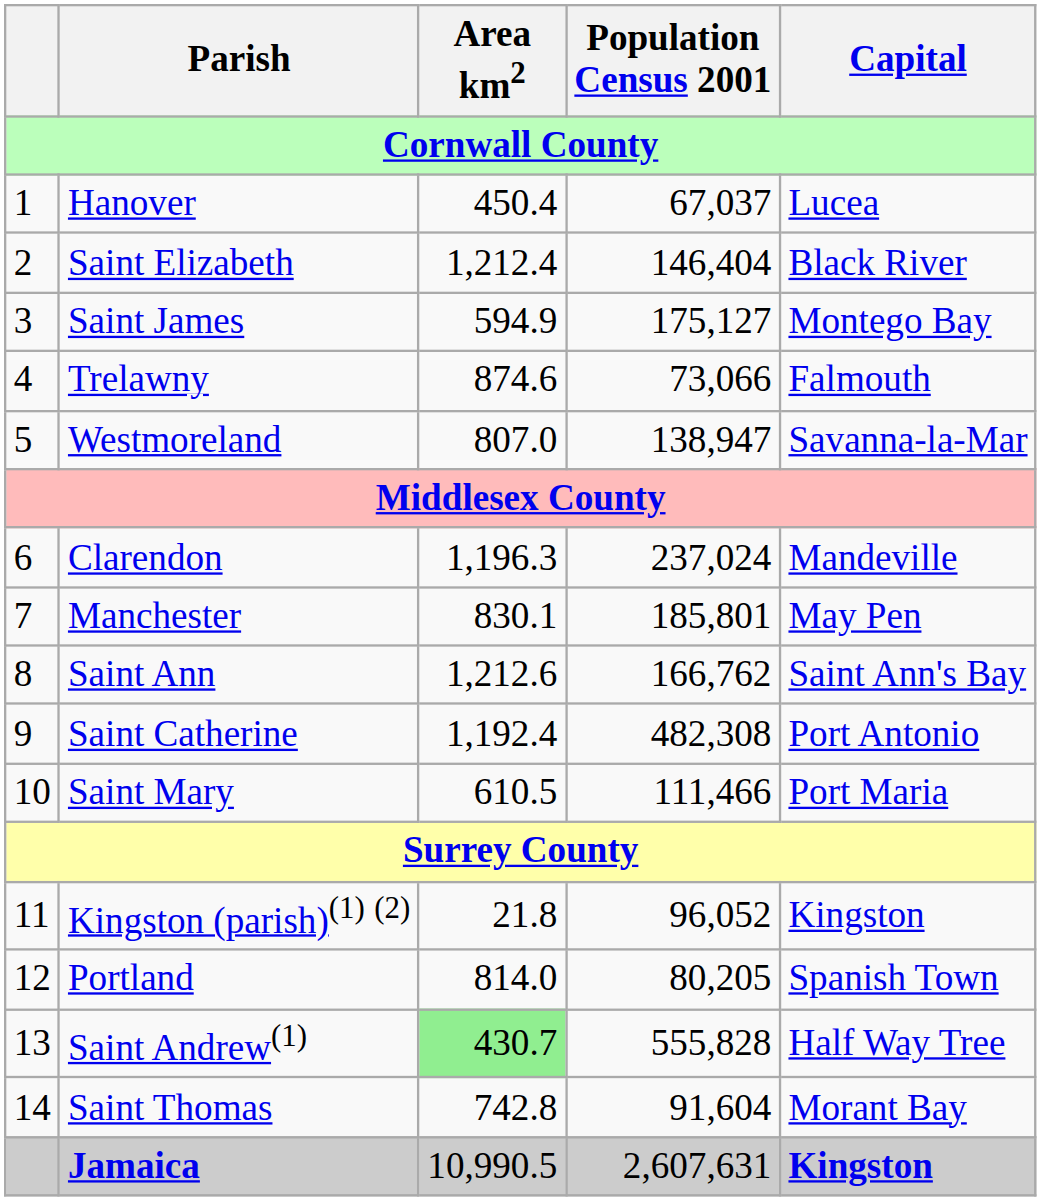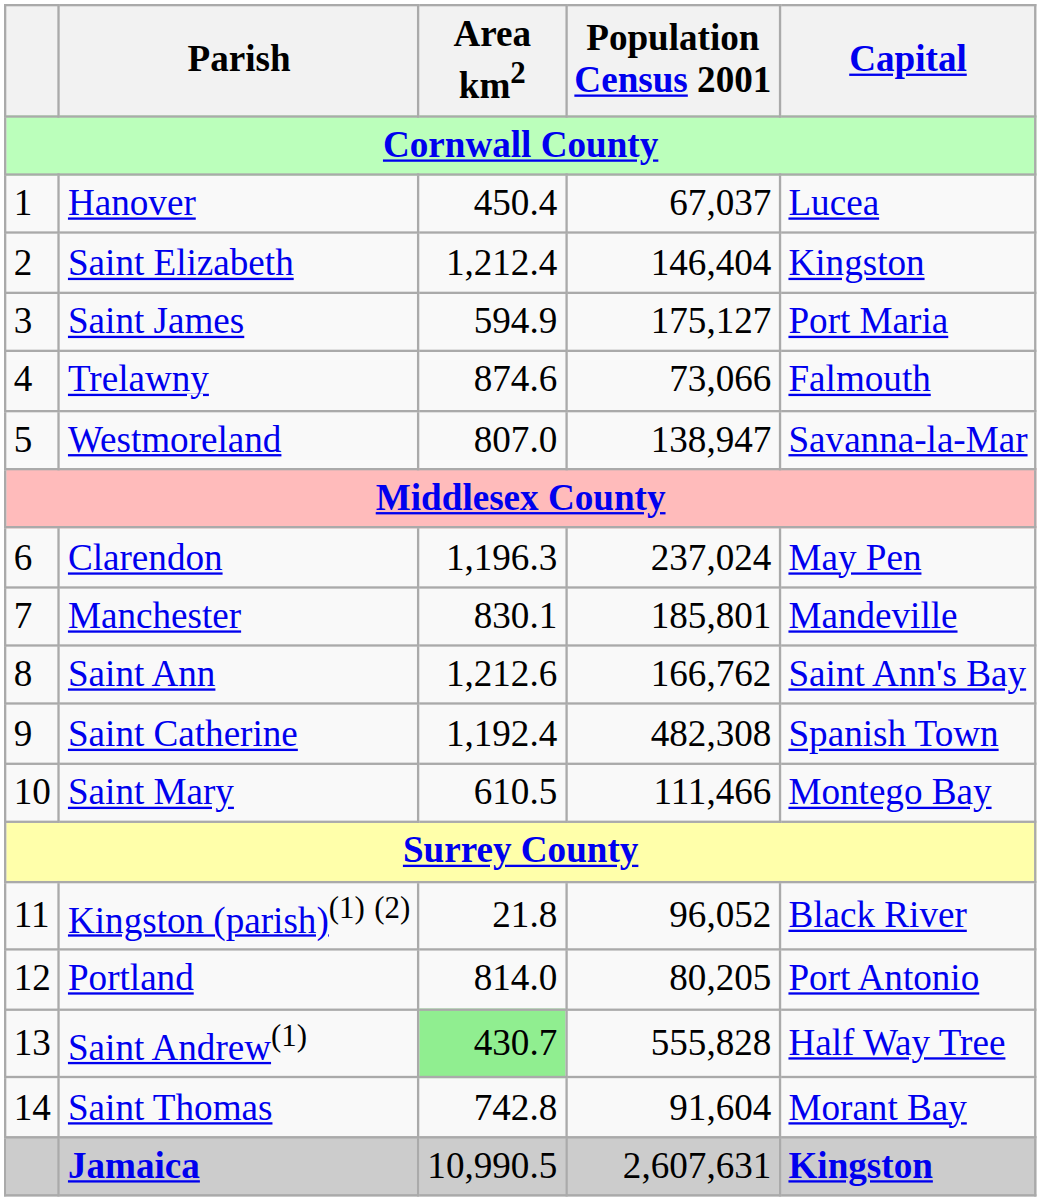(878, 262) Black River -> (857, 262) Kingston
(890, 321) Montego Bay -> (868, 321) Port Maria
(873, 556) Mandeville -> (855, 556) May Pen
(855, 615) May Pen -> (873, 615) Mandeville
(884, 733) Port Antonio -> (894, 733) Spanish Town
(868, 792) Port Maria -> (890, 792) Montego Bay
(857, 914) Kingston -> (878, 914) Black River
(894, 978) Spanish Town -> (884, 978) Port Antonio
